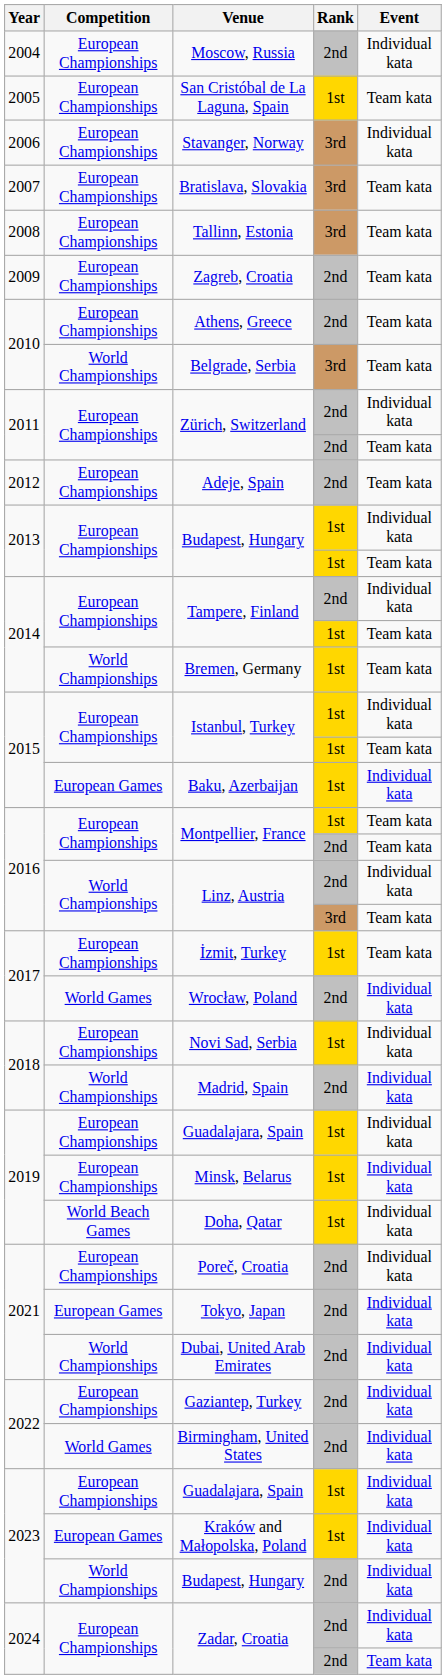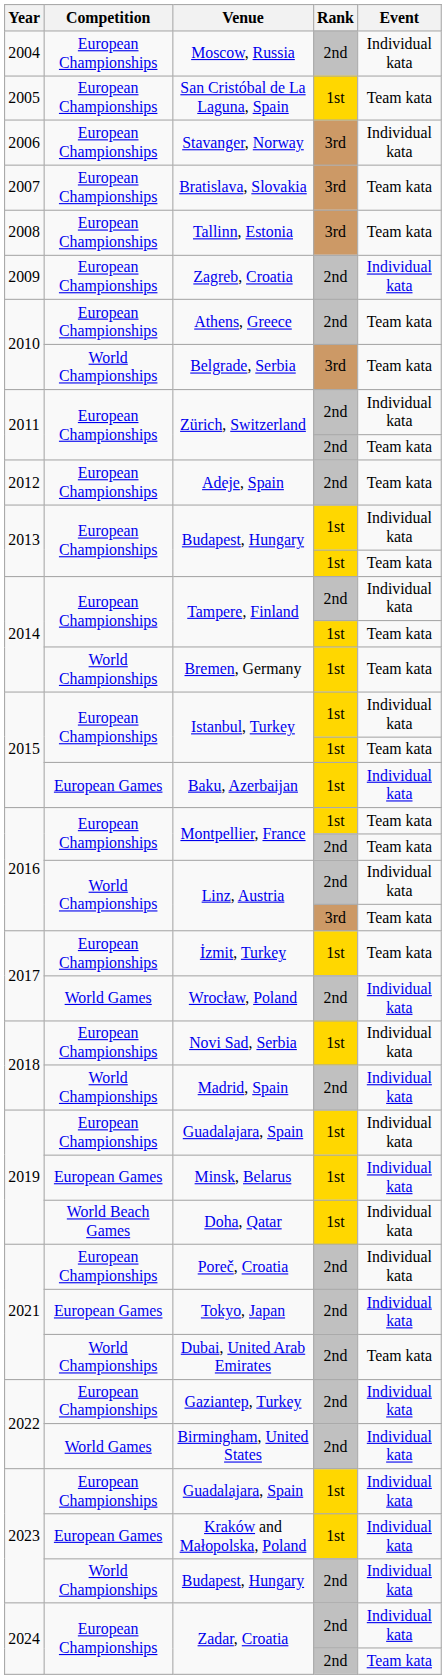(399, 277) Team kata -> (399, 277) Individual kata
(108, 1177) European Championships -> (108, 1177) European Games
(399, 1356) Individual kata -> (399, 1356) Team kata
